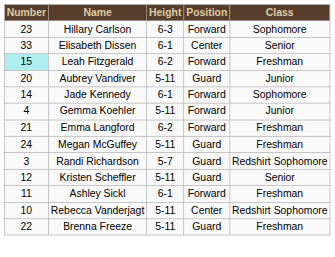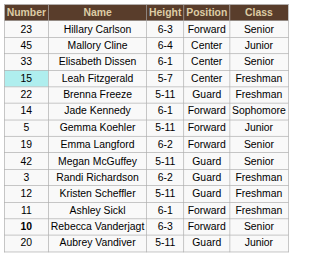(280, 29) Sophomore -> (259, 29) Senior
+ row: (98, 45)
(165, 62) 6-2 -> (165, 78) 5-7
(207, 62) Forward -> (207, 78) Center
rows swapped: (98, 227) <-> (98, 78)
(26, 111) 4 -> (26, 128) 5
(26, 128) 21 -> (26, 144) 19
(280, 128) Freshman -> (259, 144) Senior
(26, 144) 24 -> (26, 161) 42
(280, 144) Freshman -> (259, 161) Senior
(165, 161) 5-7 -> (165, 177) 6-2
(280, 161) Redshirt Sophomore -> (259, 177) Freshman
(280, 177) Senior -> (259, 194) Freshman
(26, 210) normal -> (26, 227) bold
(165, 210) 5-11 -> (165, 227) 6-3
(207, 210) Center -> (207, 227) Forward
(280, 210) Redshirt Sophomore -> (259, 227) Senior
